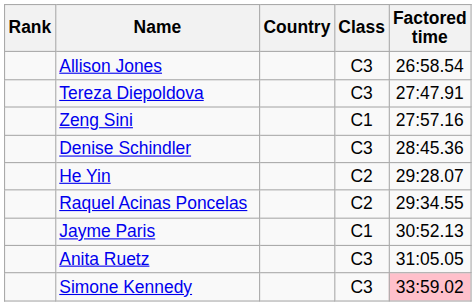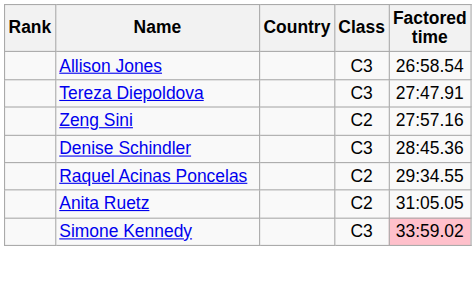(362, 120) C1 -> (362, 120) C2
- row: (85, 176)
- row: (107, 231)
(362, 259) C3 -> (362, 203) C2
